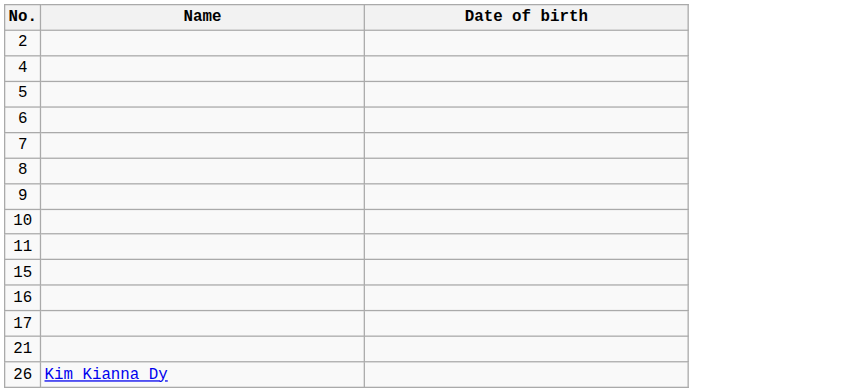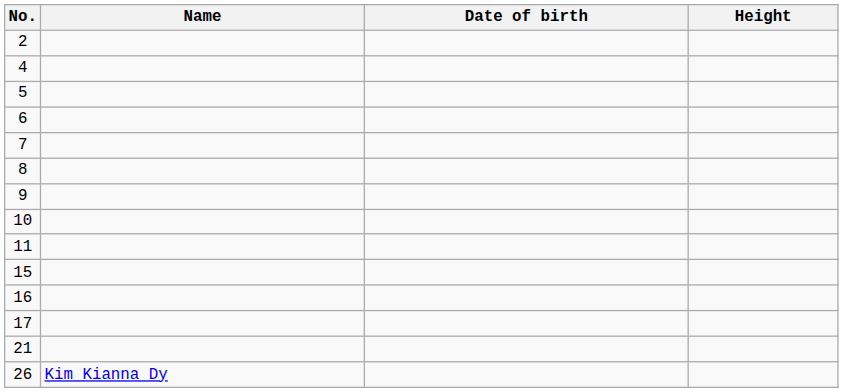+ column: (763, 18)
